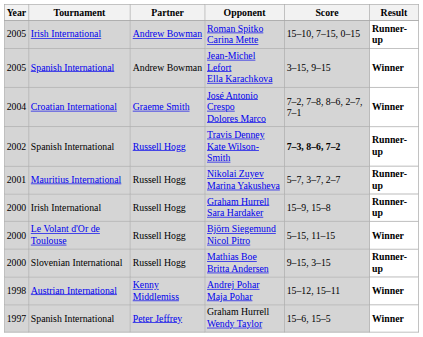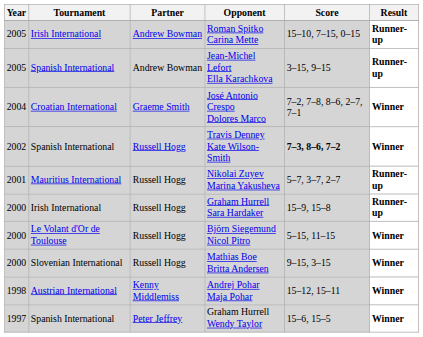(388, 68) Winner -> (389, 68) Runner-up
(389, 146) Runner-up -> (388, 146) Winner
(389, 263) Runner-up -> (388, 263) Winner
